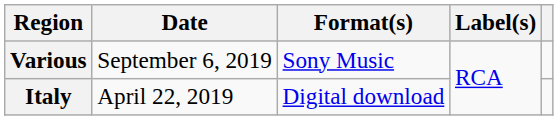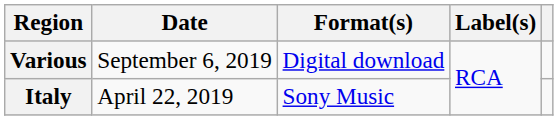(338, 59) Sony Music -> (363, 59) Digital download
(363, 96) Digital download -> (338, 96) Sony Music
